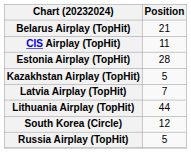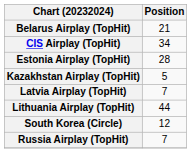(164, 44) 11 -> (164, 44) 34
(164, 140) 5 -> (164, 140) 7
